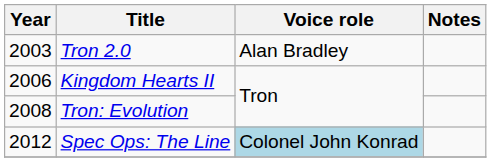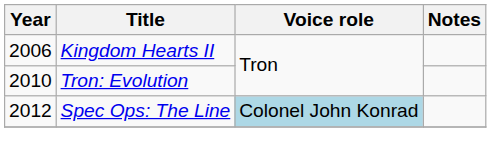- row: (96, 50)
(30, 111) 2008 -> (30, 80) 2010
